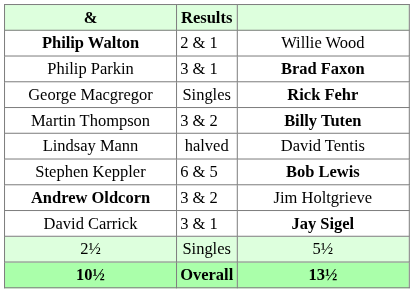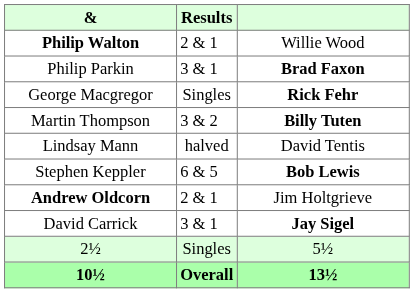(199, 197) 3 & 2 -> (199, 197) 2 & 1
